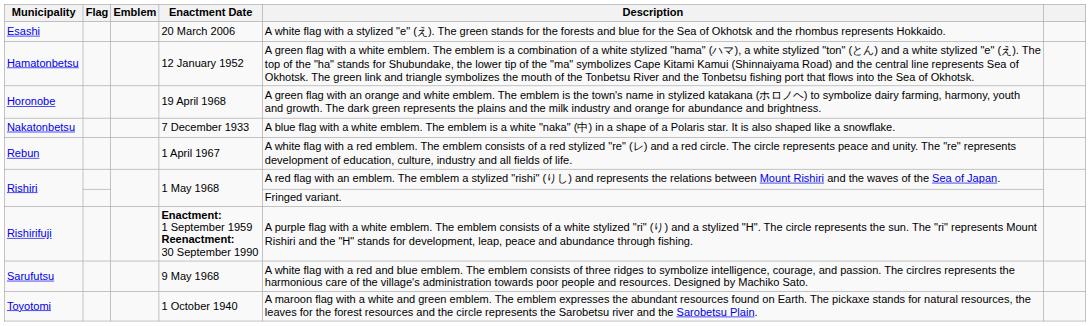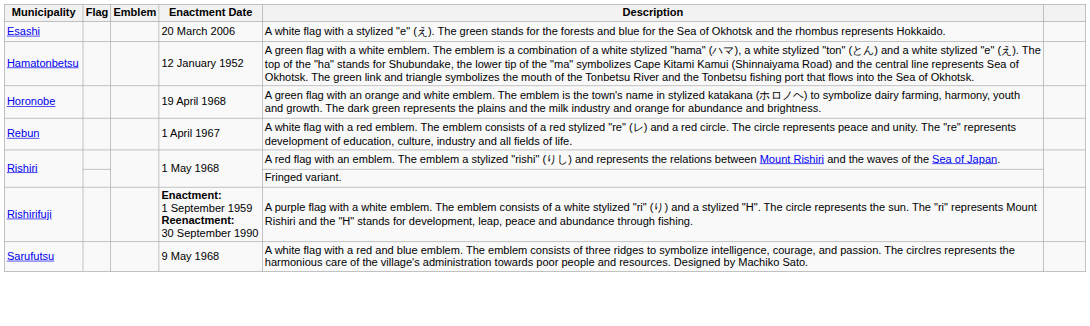- row: (41, 127)
- row: (29, 306)
